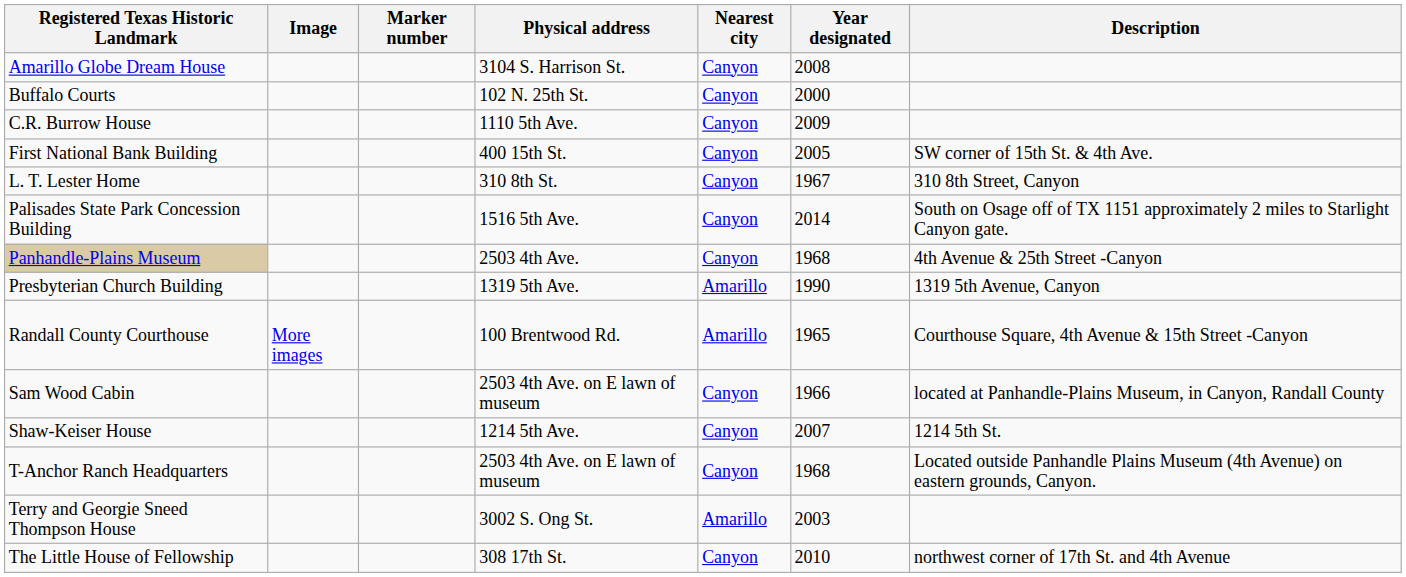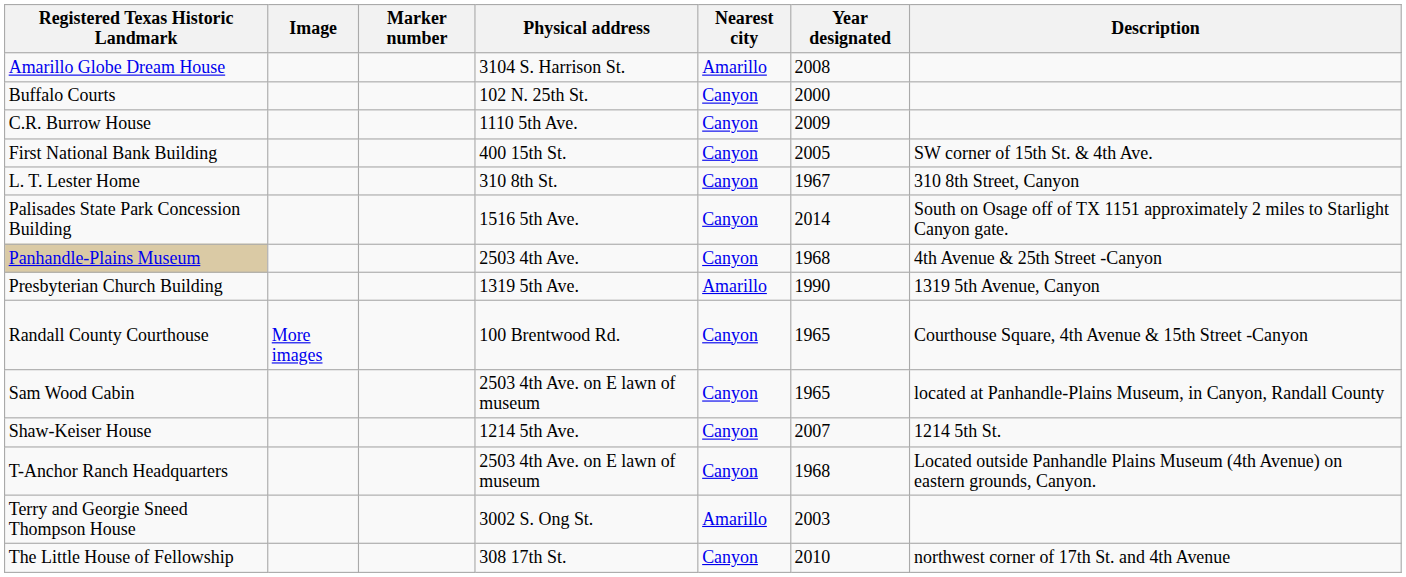(730, 67) Canyon -> (735, 67) Amarillo
(735, 334) Amarillo -> (730, 334) Canyon
(812, 393) 1966 -> (812, 393) 1965
